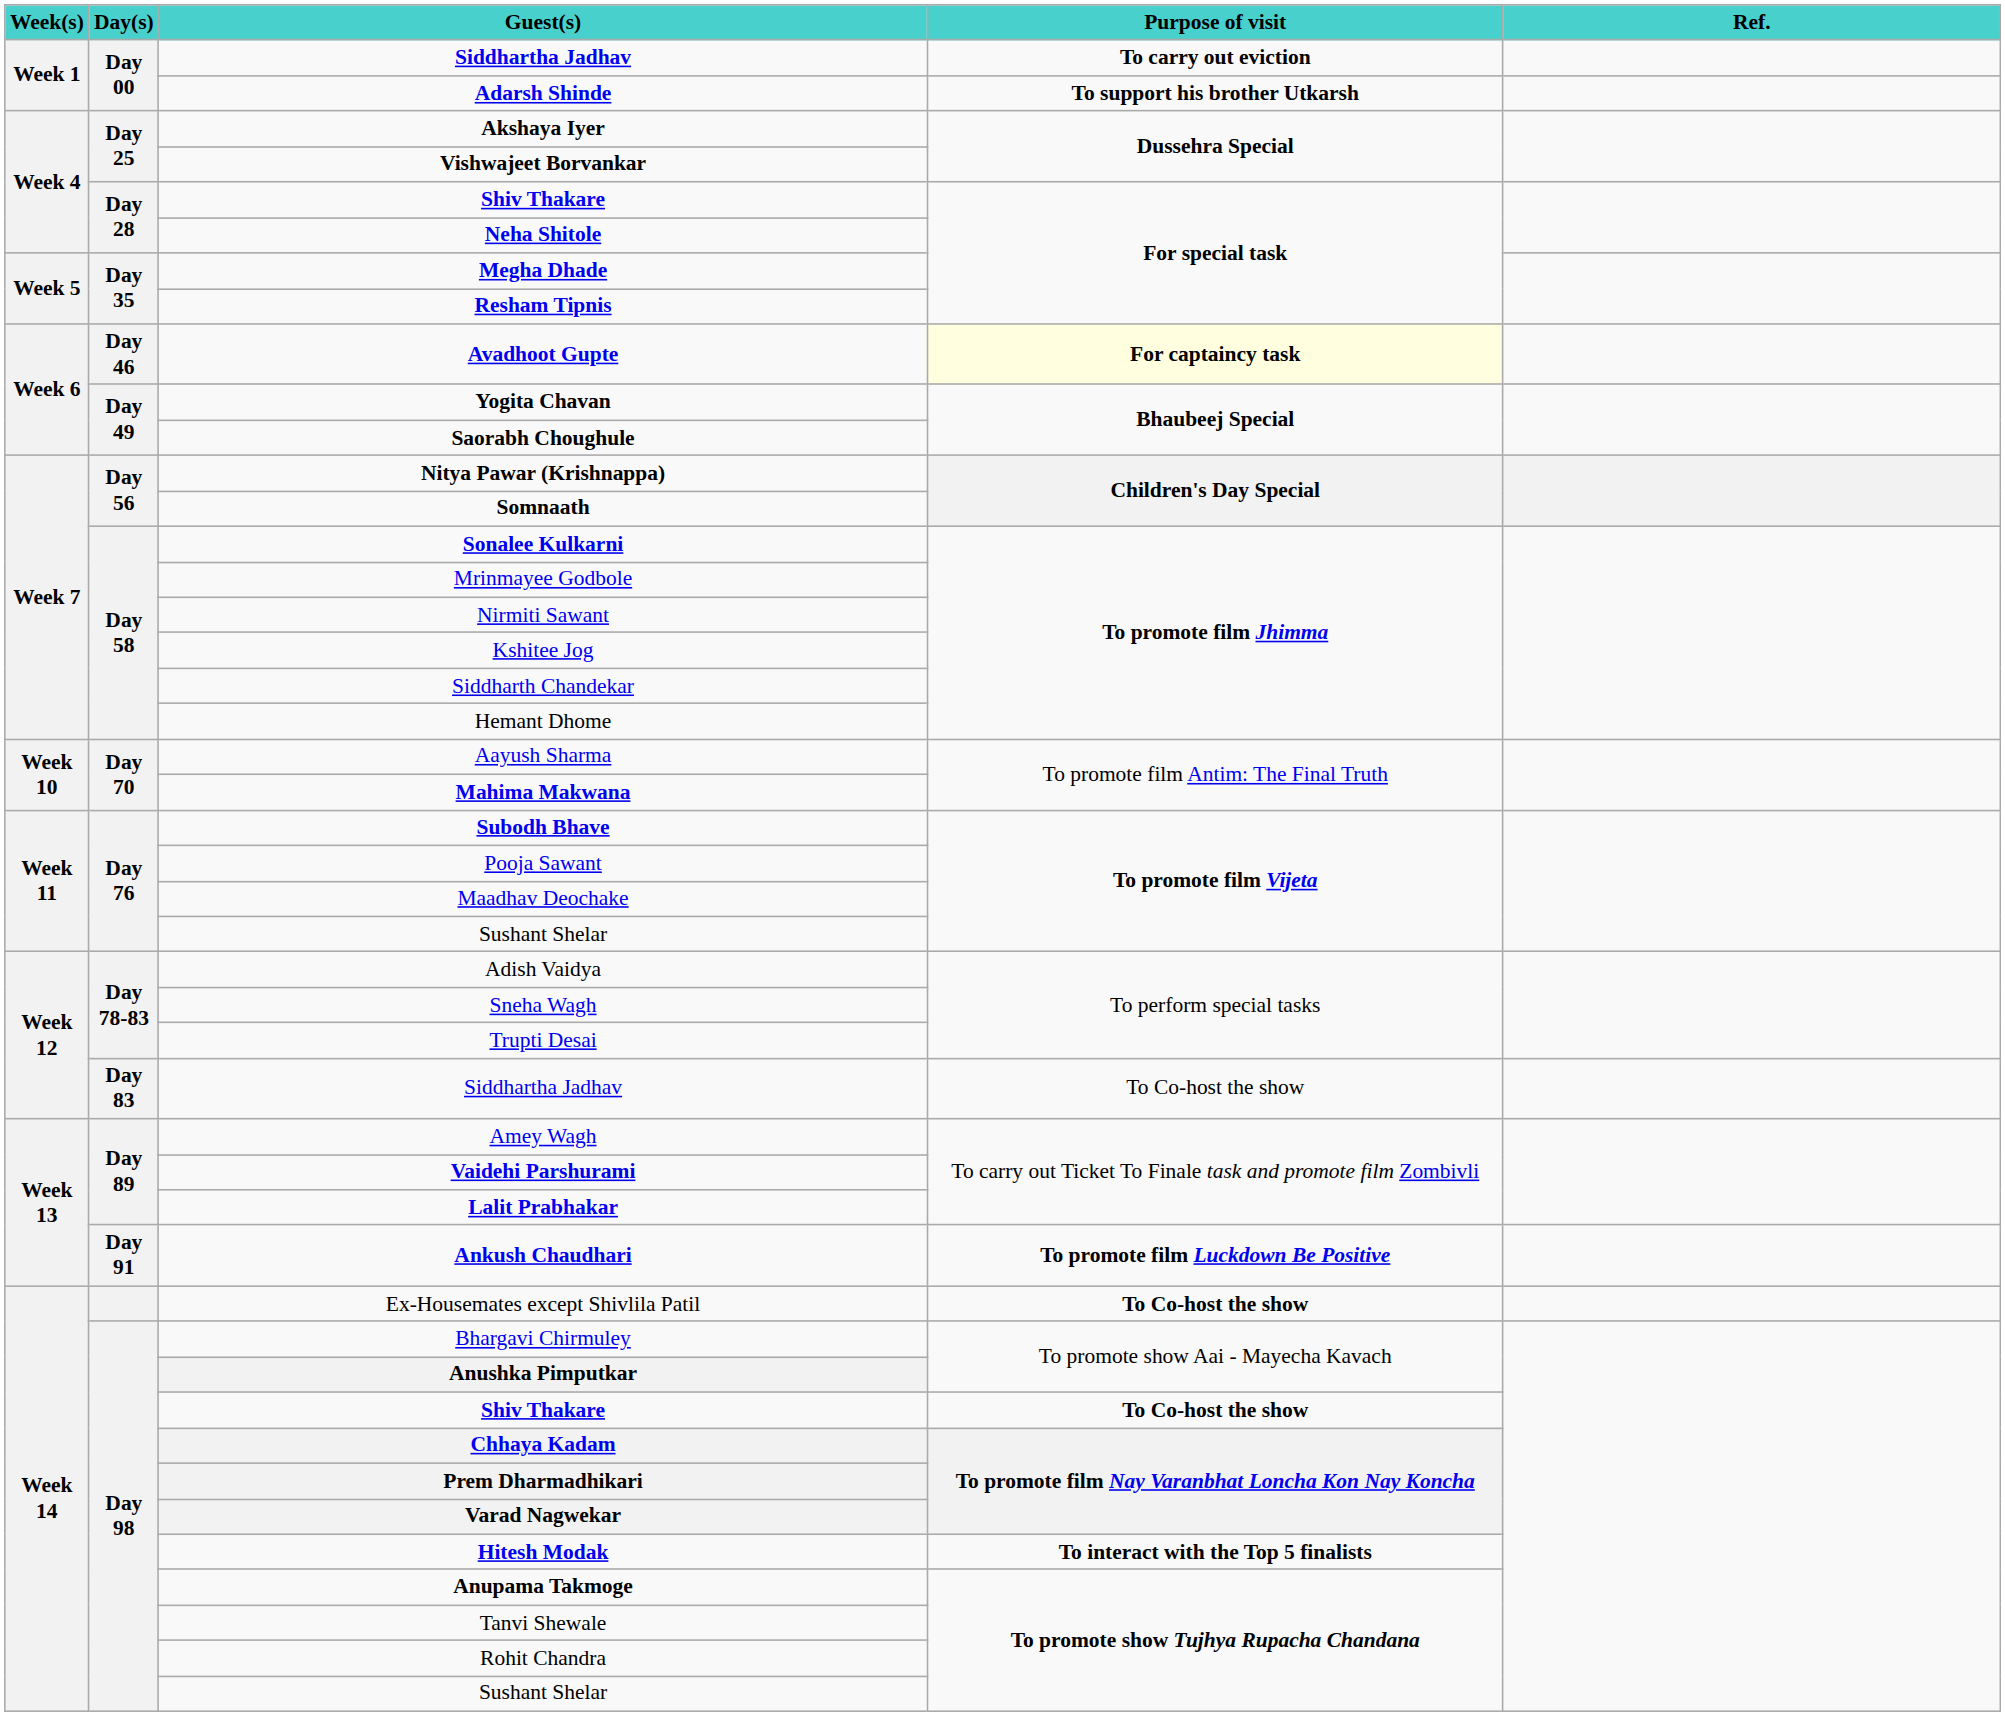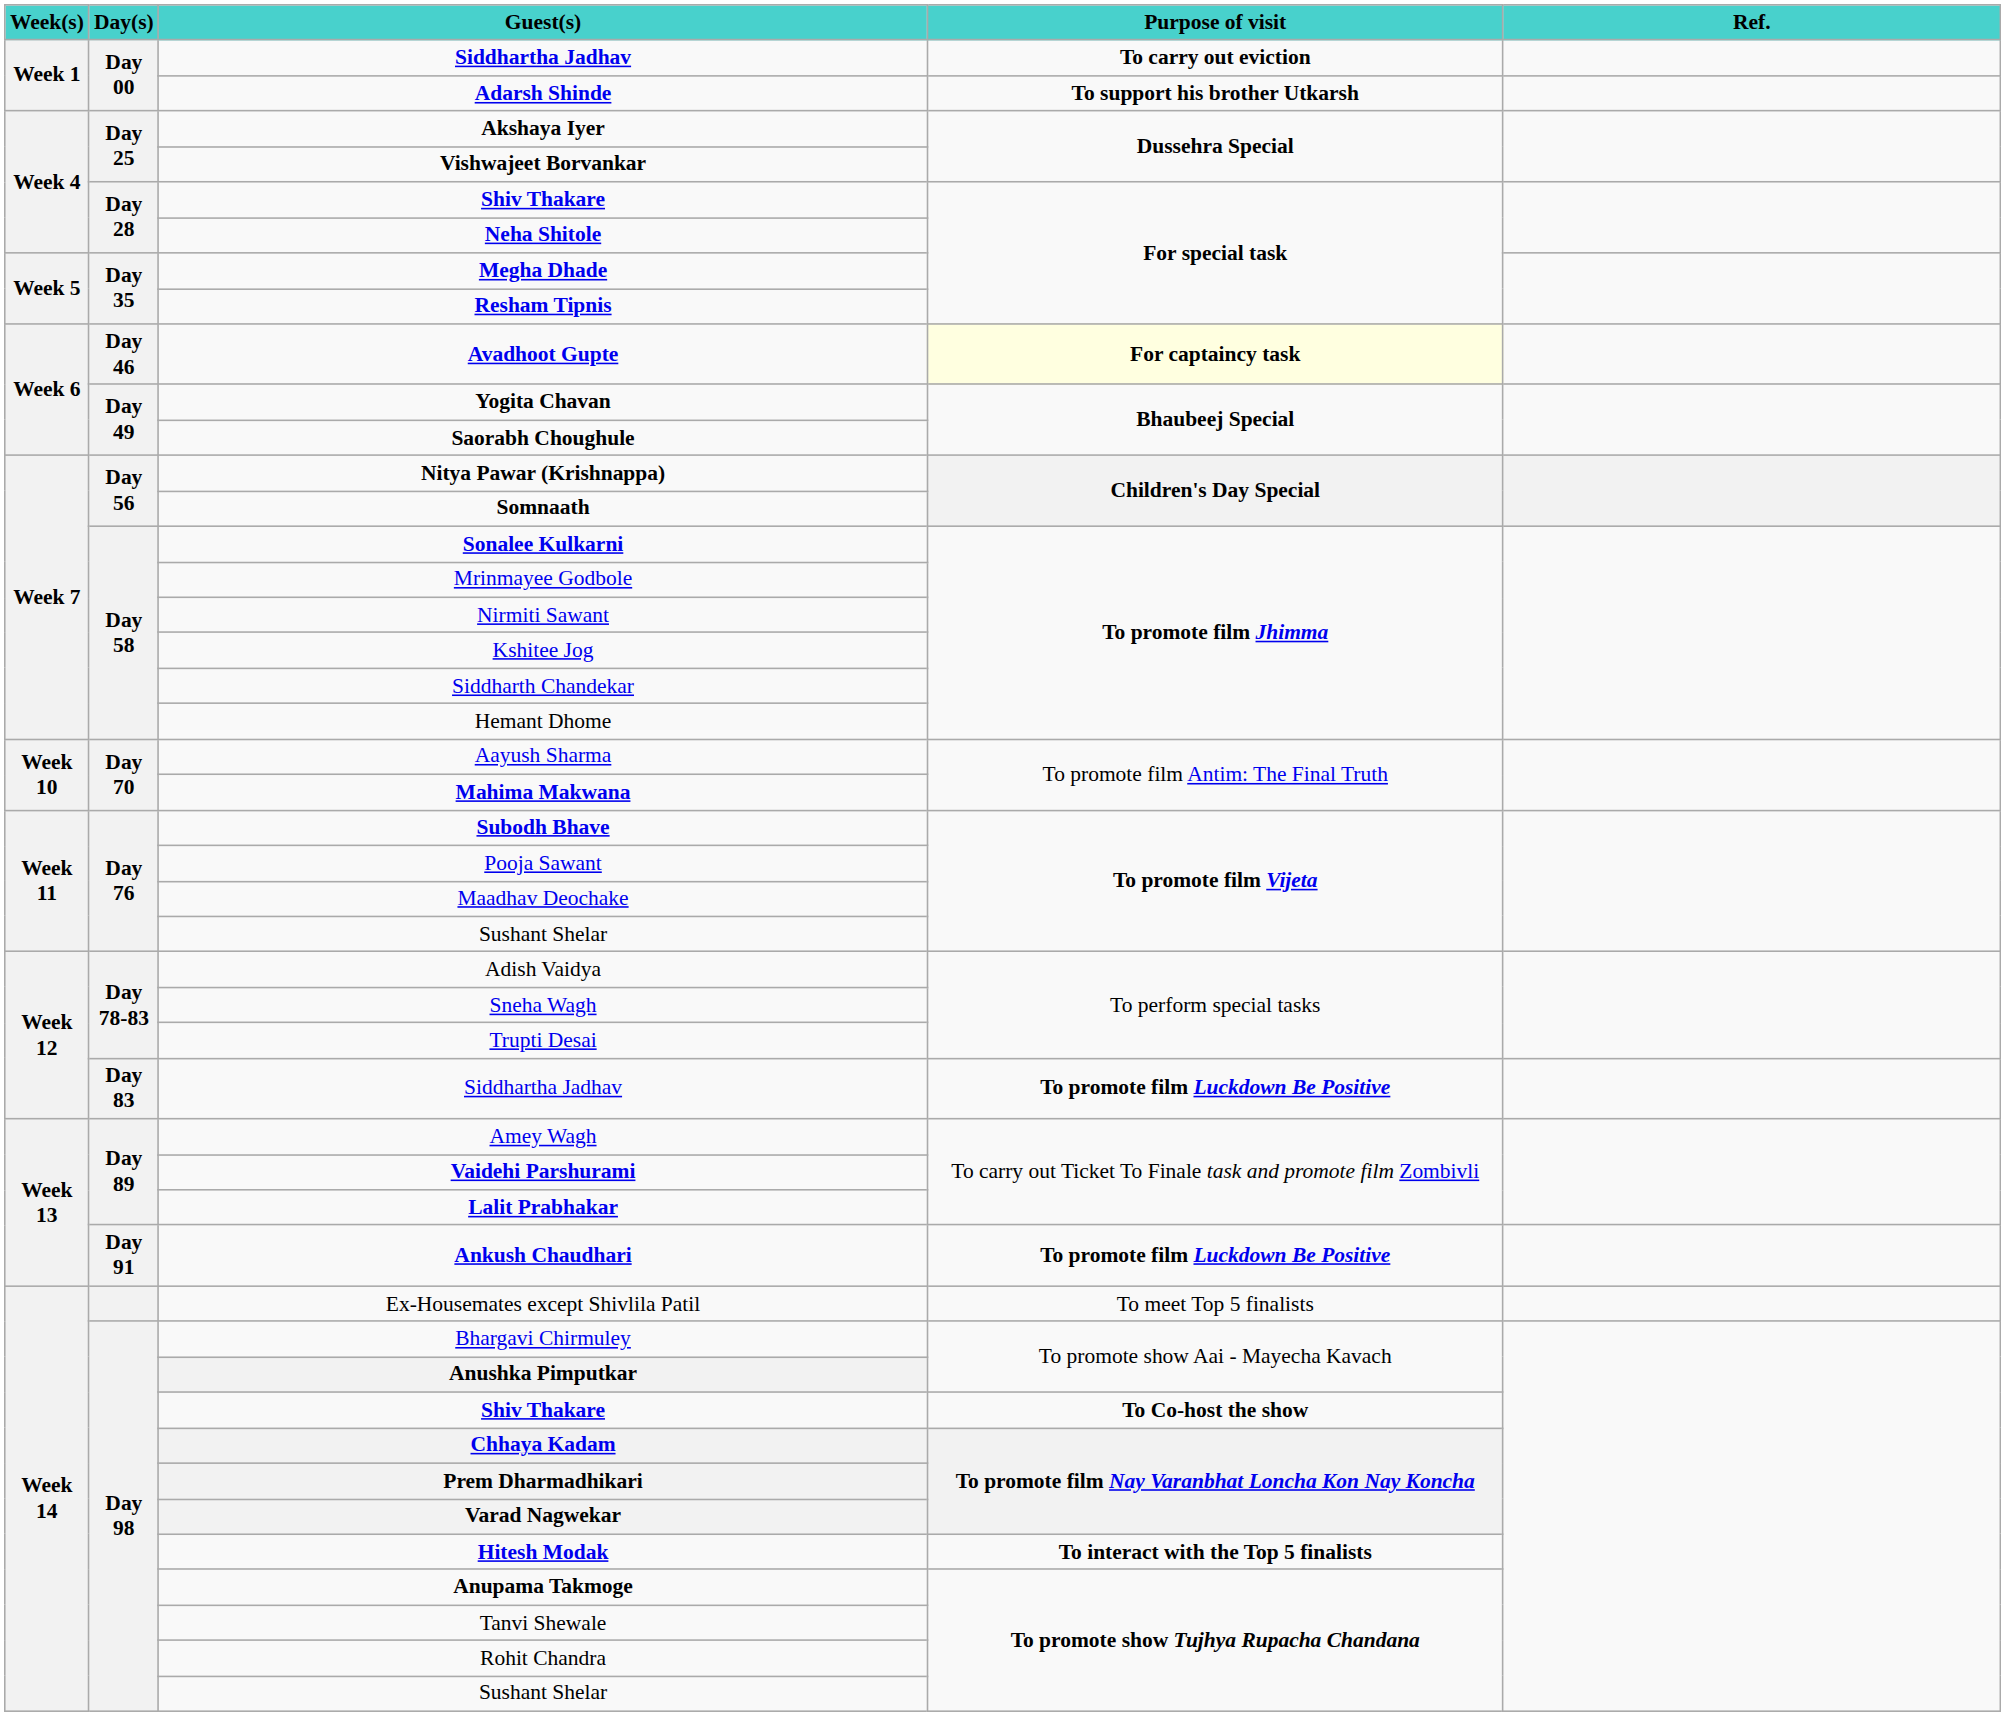(1215, 1087) To Co-host the show -> (1215, 1087) To promote film Luckdown Be Positive
(1215, 1303) To Co-host the show -> (1215, 1303) To meet Top 5 finalists
